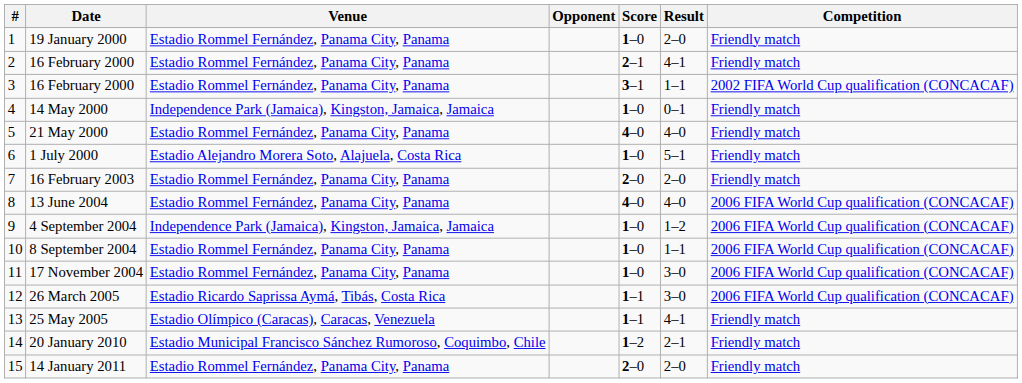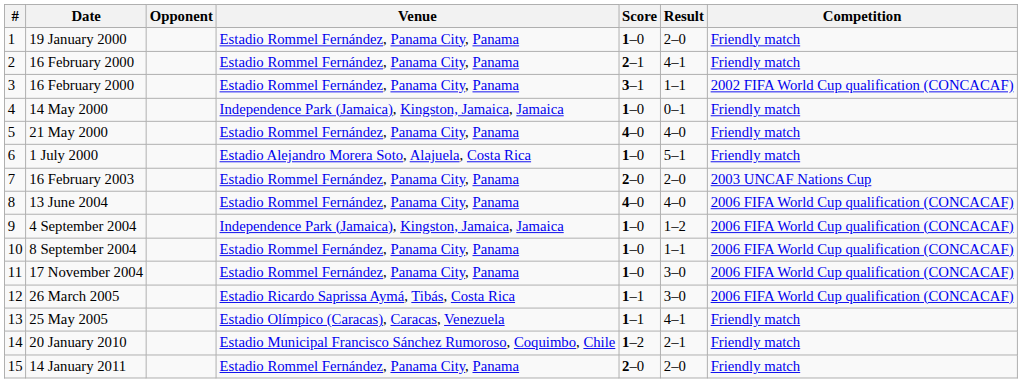columns swapped: (348, 16) <-> (584, 16)
(755, 179) Friendly match -> (791, 179) 2003 UNCAF Nations Cup
